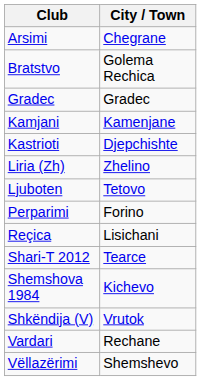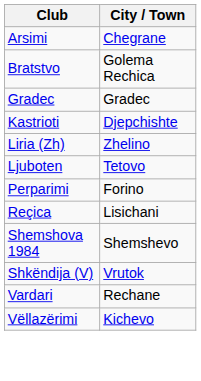- row: (33, 122)
- row: (49, 257)
(129, 288) Kichevo -> (141, 243) Shemshevo
(141, 364) Shemshevo -> (129, 318) Kichevo
